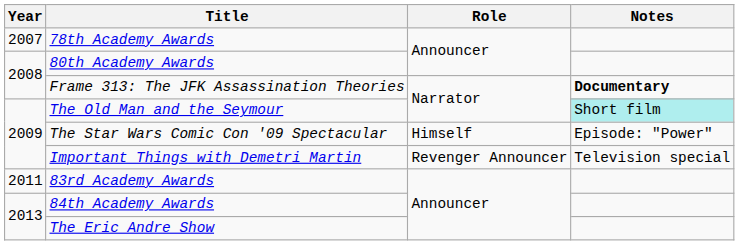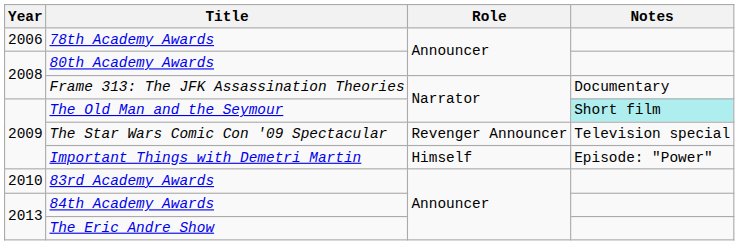(25, 40) 2007 -> (25, 40) 2006
(622, 87) bold -> (622, 87) normal
(442, 134) Himself -> (489, 134) Revenger Announcer
(643, 134) Episode: "Power" -> (652, 134) Television special
(489, 157) Revenger Announcer -> (442, 157) Himself
(652, 157) Television special -> (643, 157) Episode: "Power"
(25, 181) 2011 -> (25, 181) 2010
